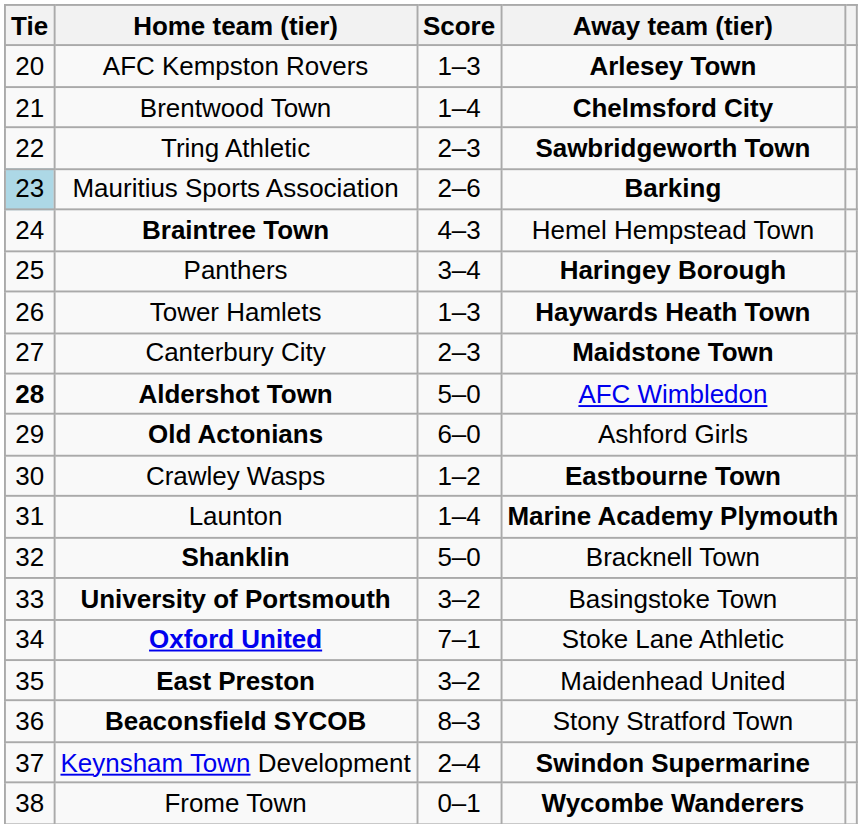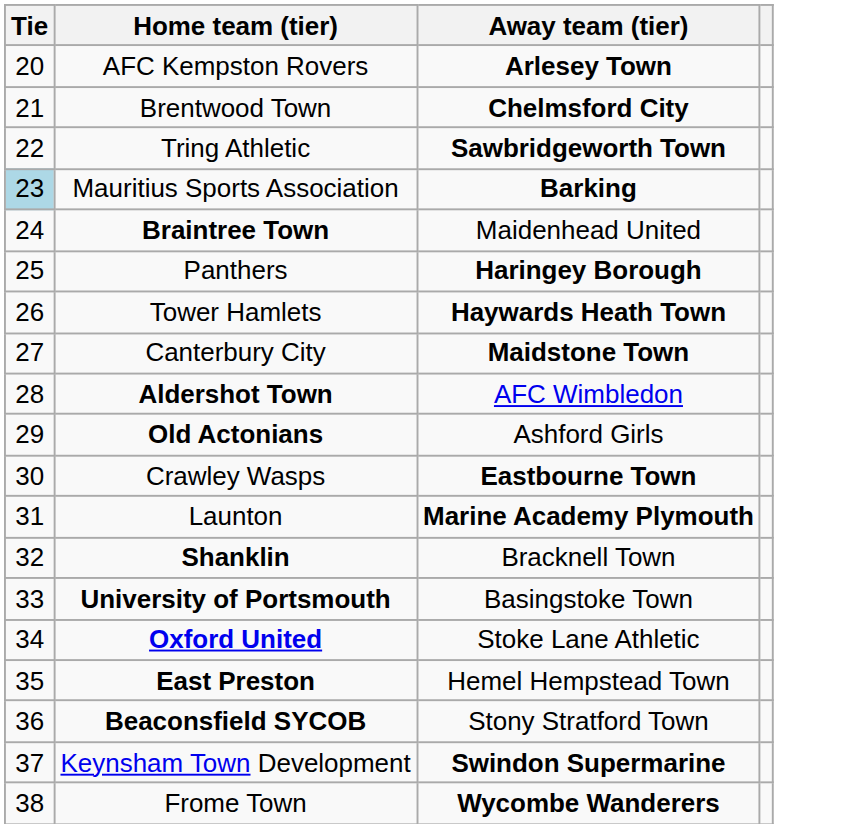- column: (459, 25)
(673, 230) Hemel Hempstead Town -> (588, 230) Maidenhead United
(30, 394) bold -> (30, 394) normal
(673, 680) Maidenhead United -> (588, 680) Hemel Hempstead Town
